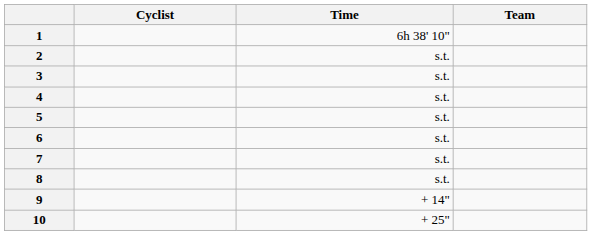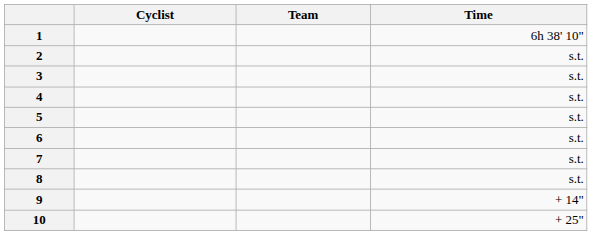columns swapped: (520, 14) <-> (344, 14)
